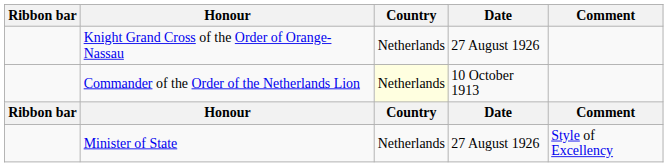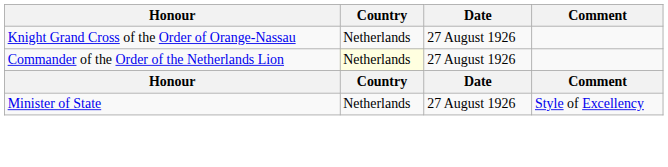- column: (42, 15)
(482, 83) 10 October 1913 -> (471, 59) 27 August 1926
